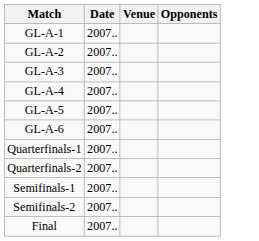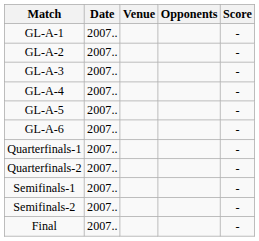+ column: (237, 14)
